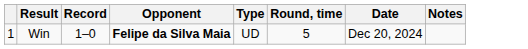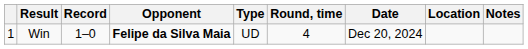+ column: (454, 14)
(306, 34) 5 -> (306, 34) 4
